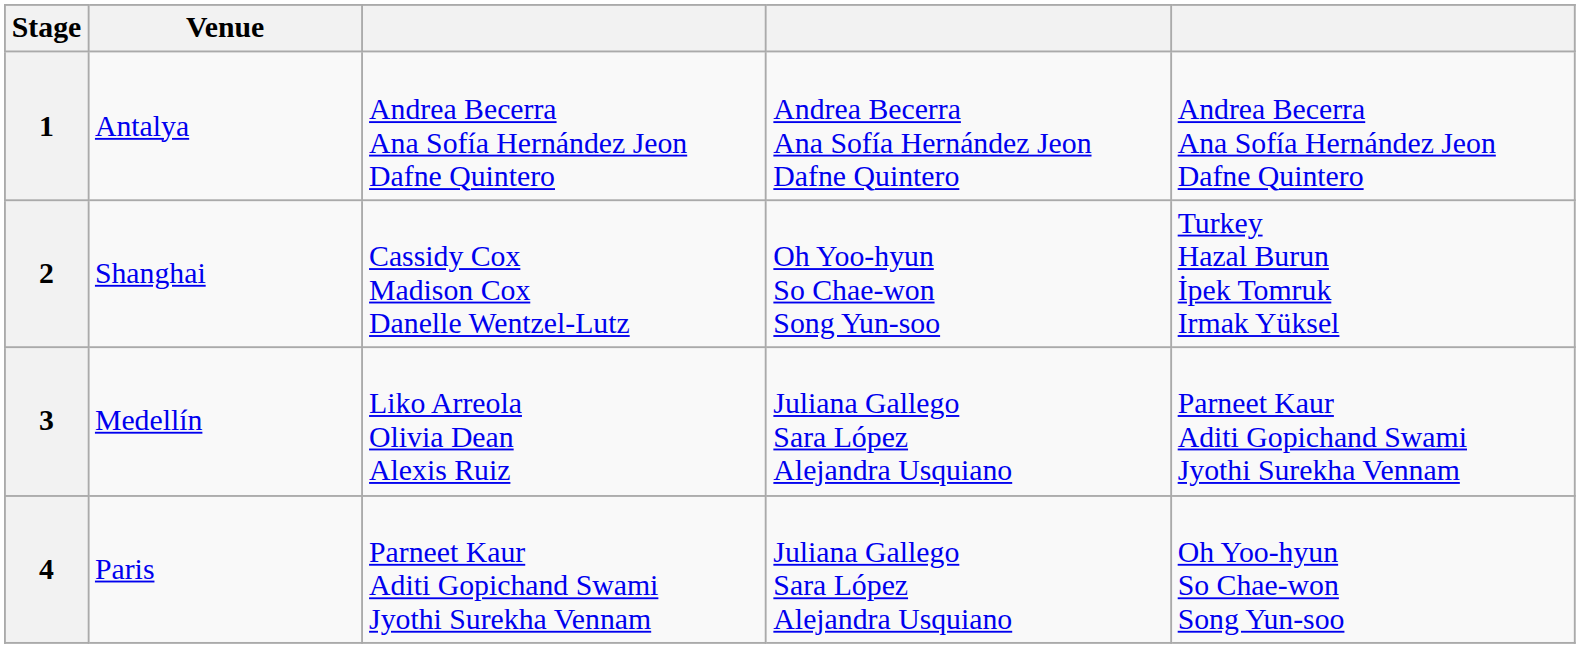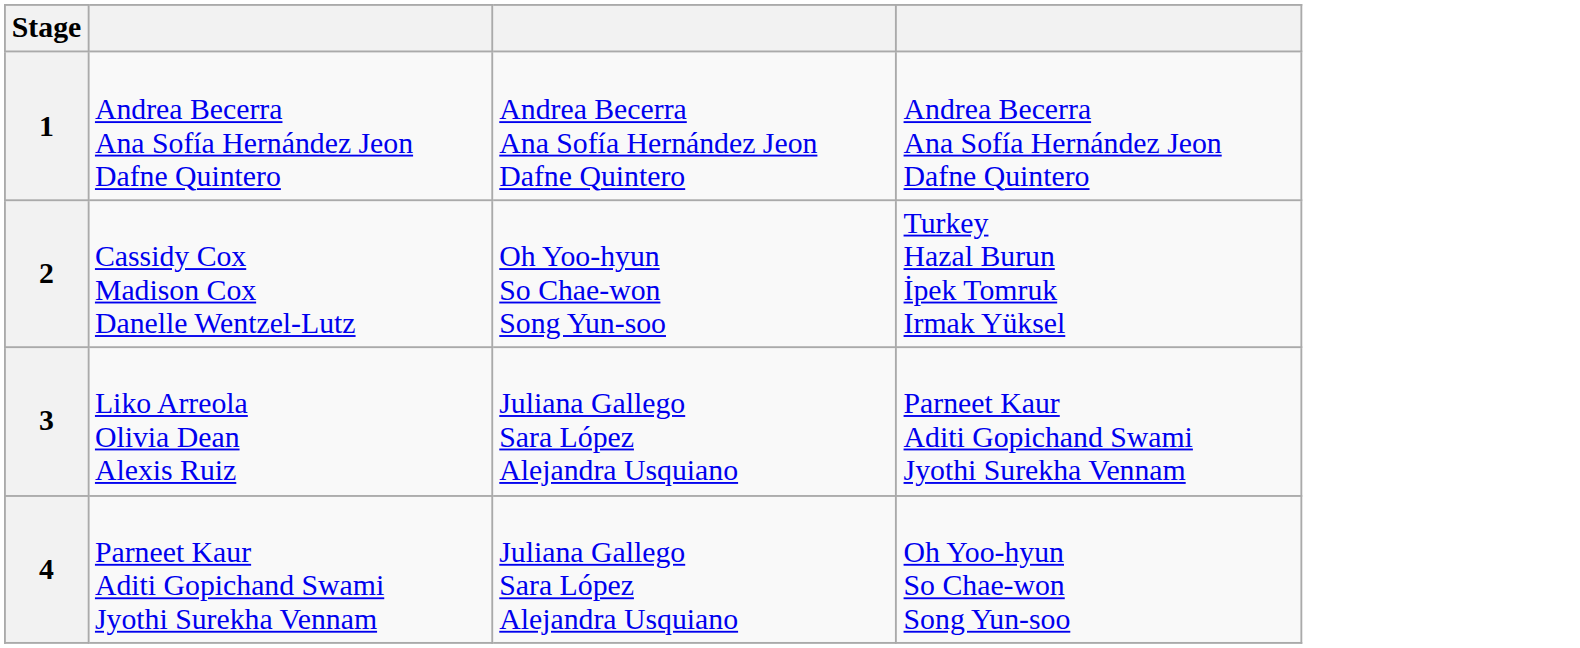- column: (225, 28)
